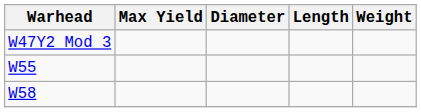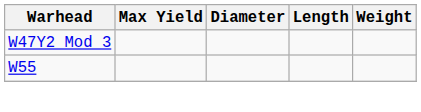- row: (22, 94)
